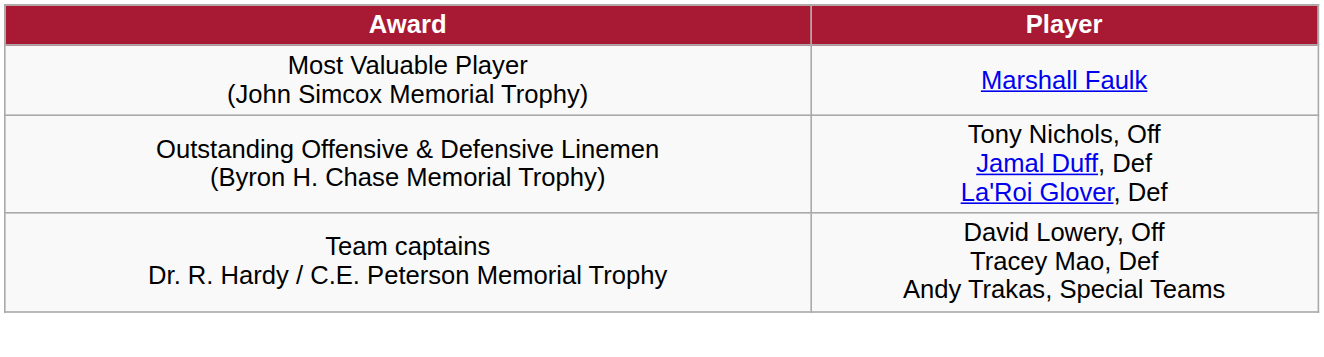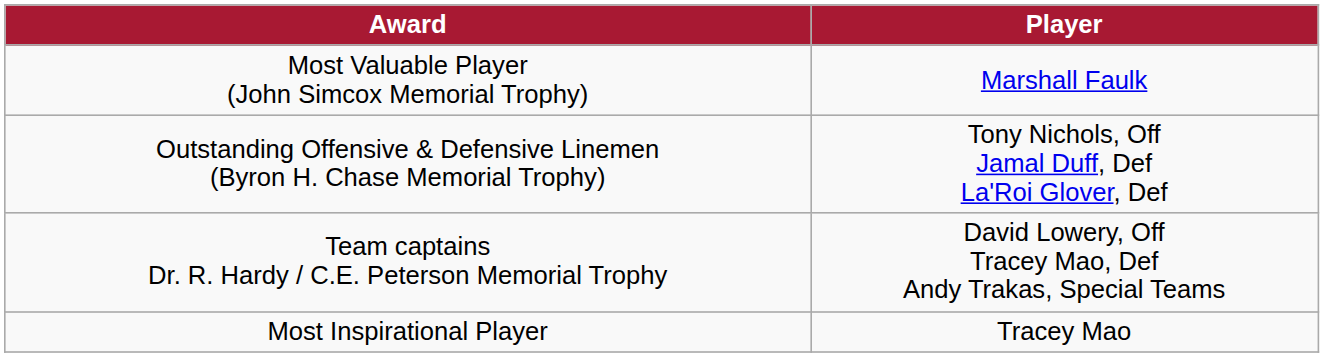+ row: (408, 331)
